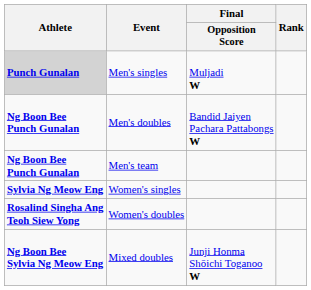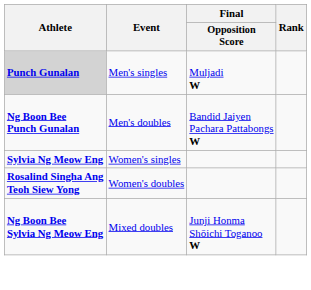- row: (133, 166)
